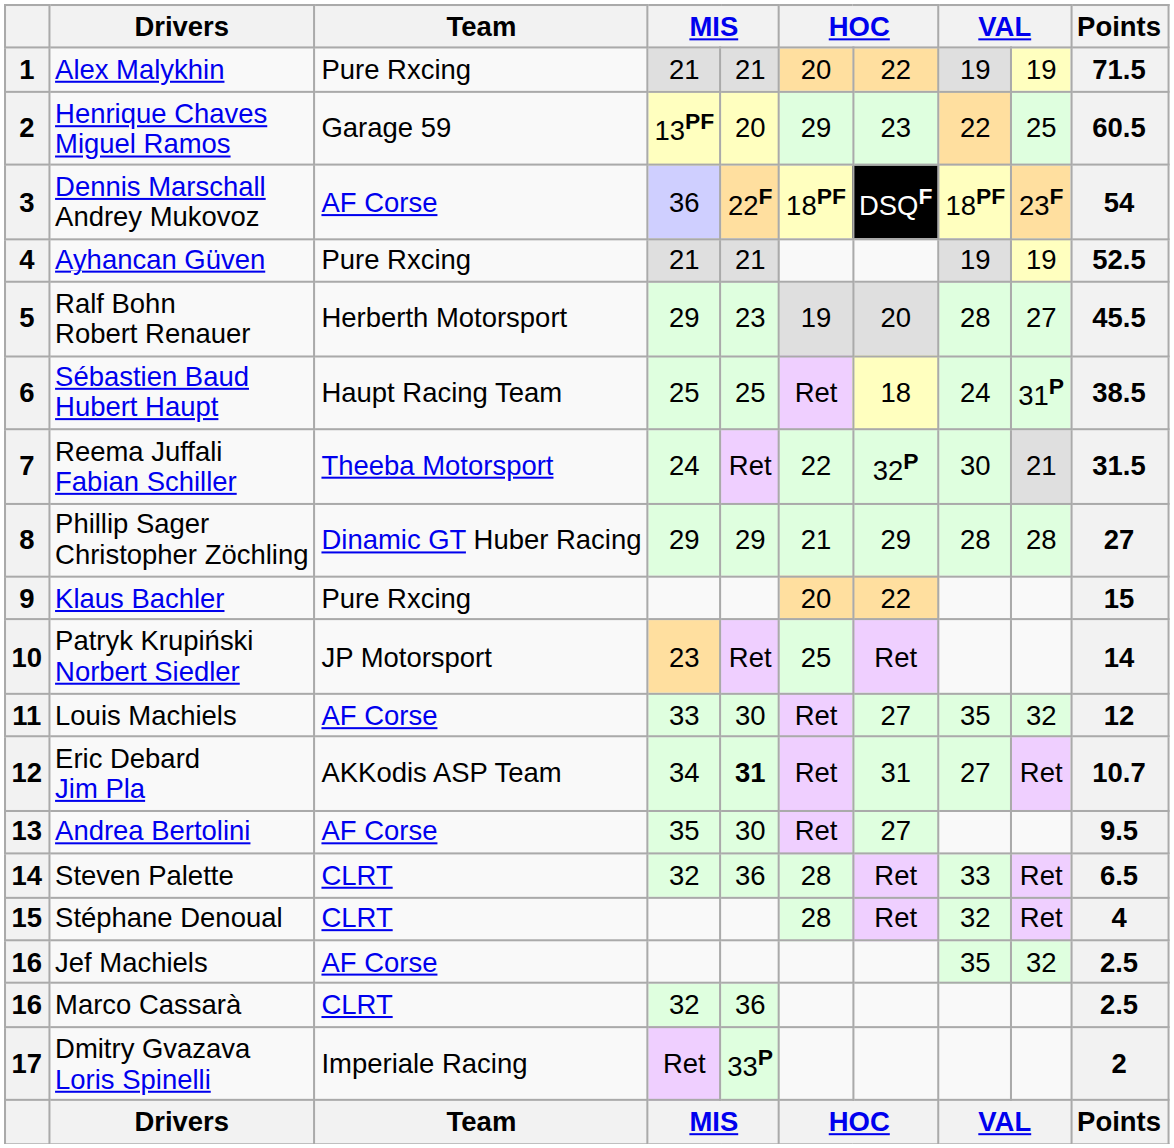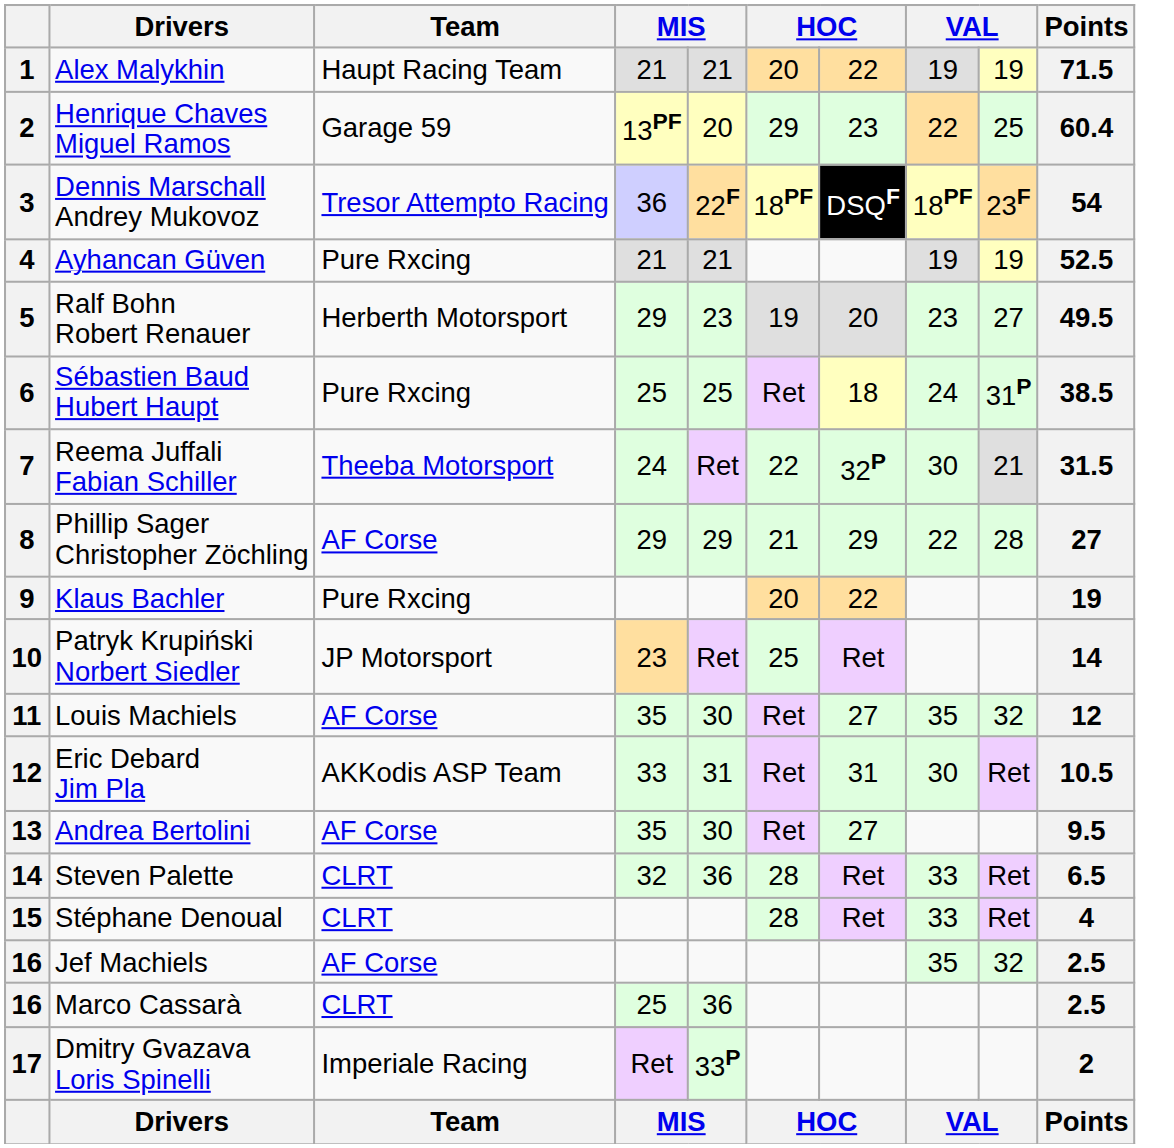(396, 70) Pure Rxcing -> (442, 70) Haupt Racing Team
(1119, 128) 60.5 -> (1086, 128) 60.4
(379, 202) AF Corse -> (465, 202) Tresor Attempto Racing
(975, 319) 28 -> (943, 319) 23
(1119, 319) 45.5 -> (1086, 319) 49.5
(442, 392) Haupt Racing Team -> (396, 392) Pure Rxcing
(481, 539) Dinamic GT Huber Racing -> (379, 539) AF Corse
(975, 539) 28 -> (943, 539) 22
(1119, 598) 15 -> (1086, 598) 19
(684, 715) 33 -> (652, 715) 35
(684, 773) 34 -> (652, 773) 33
(750, 773) bold -> (718, 773) normal
(975, 773) 27 -> (943, 773) 30
(1119, 773) 10.7 -> (1086, 773) 10.5
(975, 918) 32 -> (943, 918) 33
(684, 1005) 32 -> (652, 1005) 25
